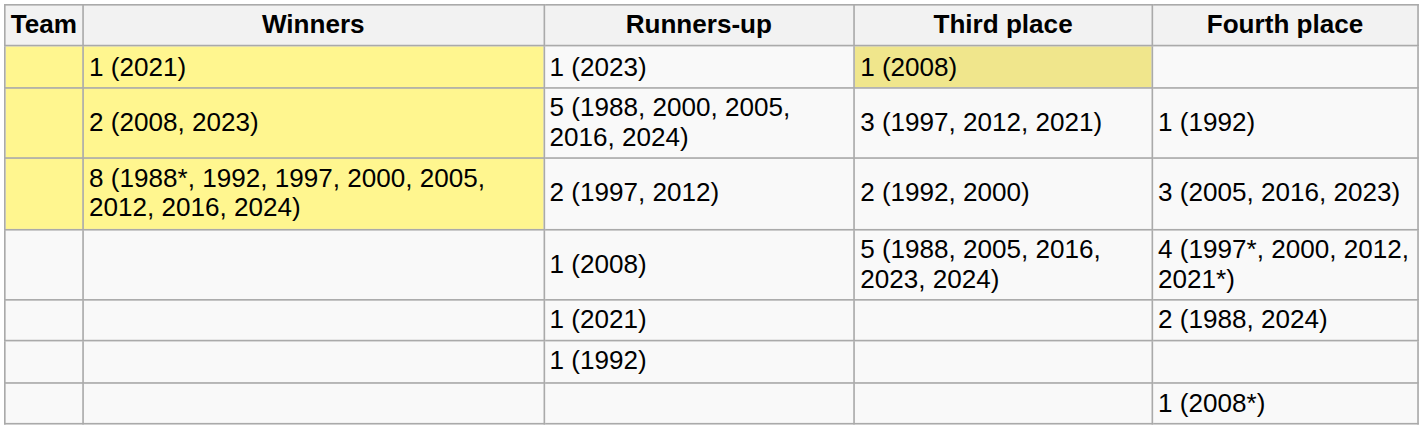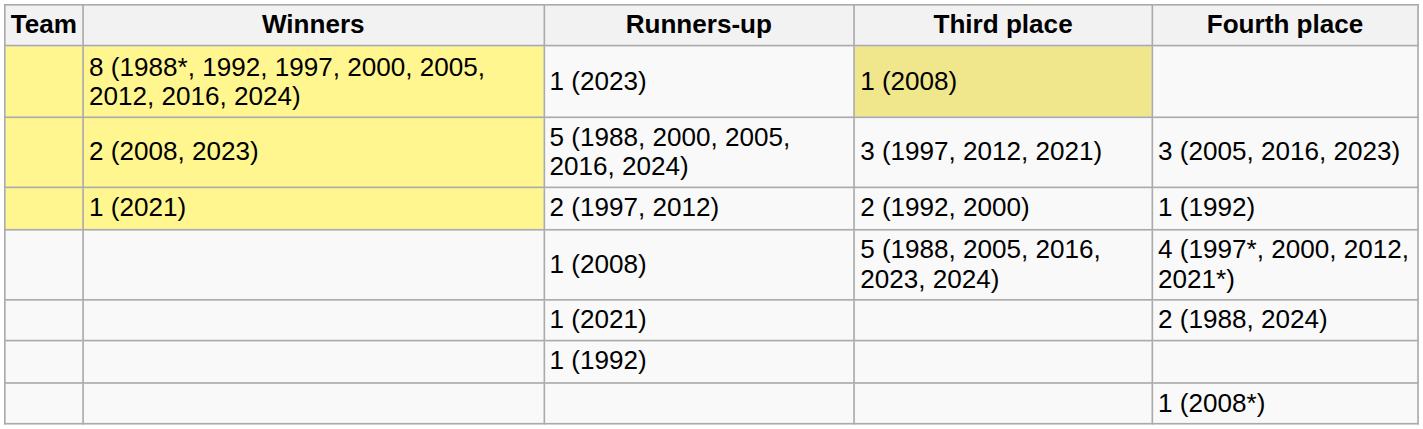(138, 66) 1 (2021) -> (287, 81) 8 (1988*, 1992, 1997, 2000, 2005, 2012, 2016, 2024)
(1207, 122) 1 (1992) -> (1279, 151) 3 (2005, 2016, 2023)
(287, 193) 8 (1988*, 1992, 1997, 2000, 2005, 2012, 2016, 2024) -> (138, 207) 1 (2021)
(1279, 193) 3 (2005, 2016, 2023) -> (1207, 207) 1 (1992)
